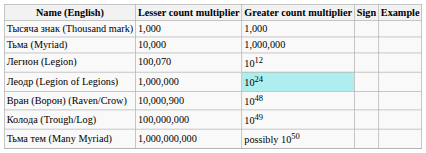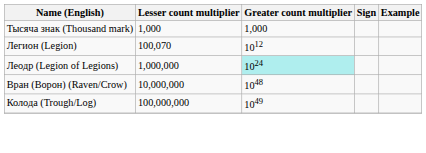- row: (37, 45)
(161, 100) 10,000,900 -> (161, 84) 10,000,000
- row: (59, 138)
